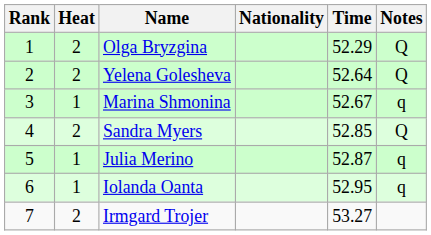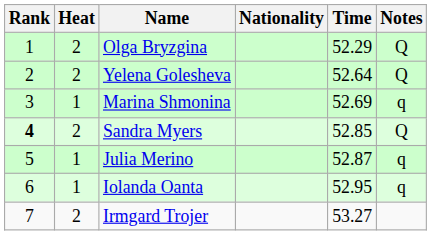(352, 103) 52.67 -> (352, 103) 52.69
(29, 131) normal -> (29, 131) bold
